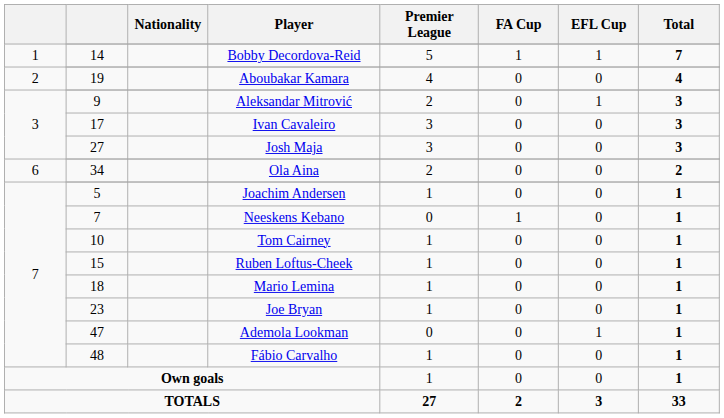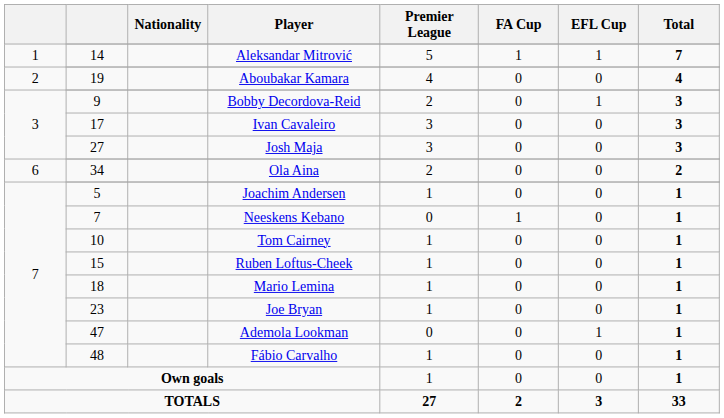(294, 55) Bobby Decordova-Reid -> (294, 55) Aleksandar Mitrović
(294, 101) Aleksandar Mitrović -> (294, 101) Bobby Decordova-Reid
